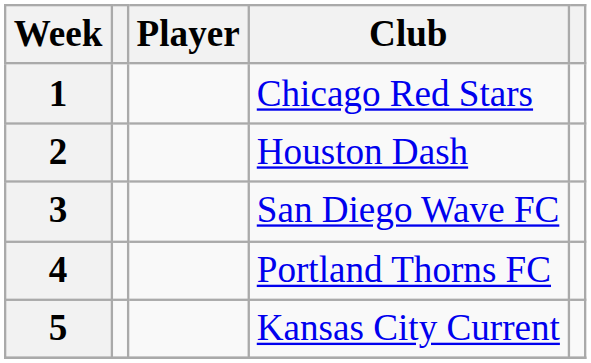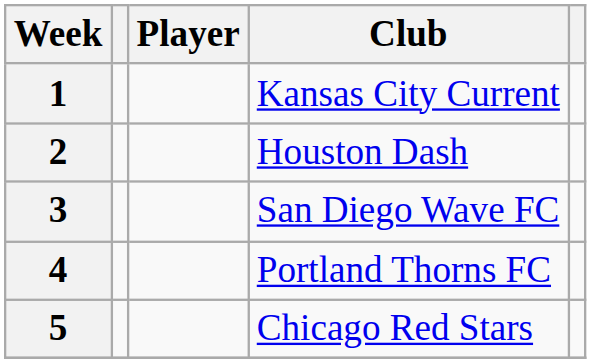(395, 92) Chicago Red Stars -> (408, 92) Kansas City Current
(408, 328) Kansas City Current -> (395, 328) Chicago Red Stars
